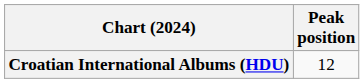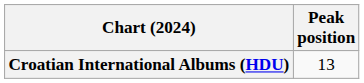(326, 64) 12 -> (326, 64) 13
